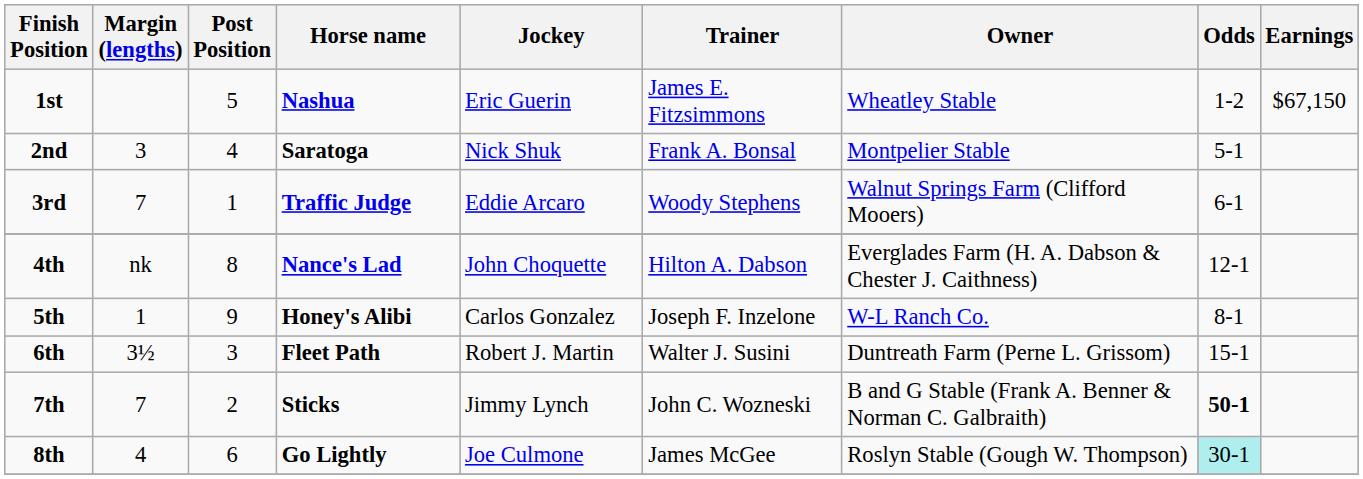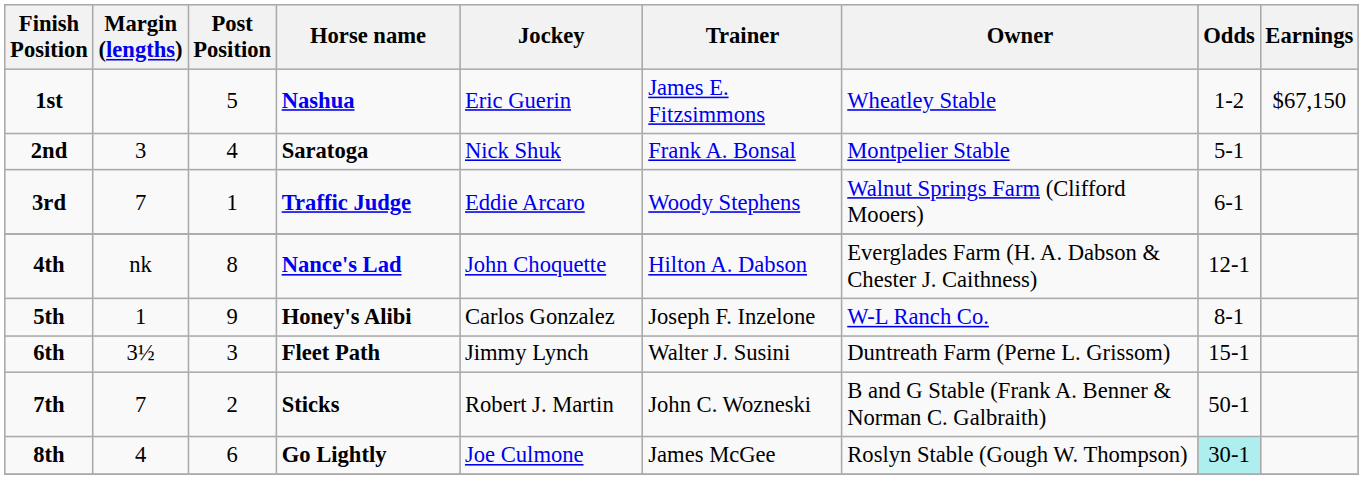(539, 354) Robert J. Martin -> (527, 354) Jimmy Lynch
(527, 404) Jimmy Lynch -> (539, 404) Robert J. Martin
(1229, 404) bold -> (1229, 404) normal
